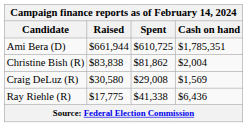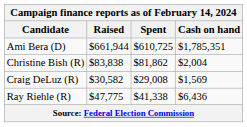(106, 79) $30,580 -> (106, 79) $30,582
(106, 96) $17,775 -> (106, 96) $47,775
